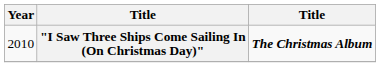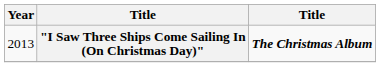(21, 43) 2010 -> (21, 43) 2013
